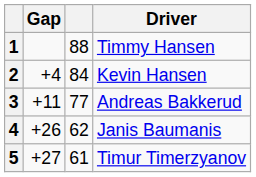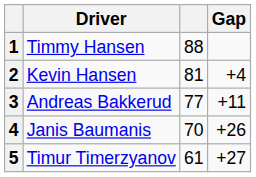columns swapped: (172, 19) <-> (44, 19)
(79, 75) 84 -> (194, 75) 81
(79, 130) 62 -> (194, 130) 70
